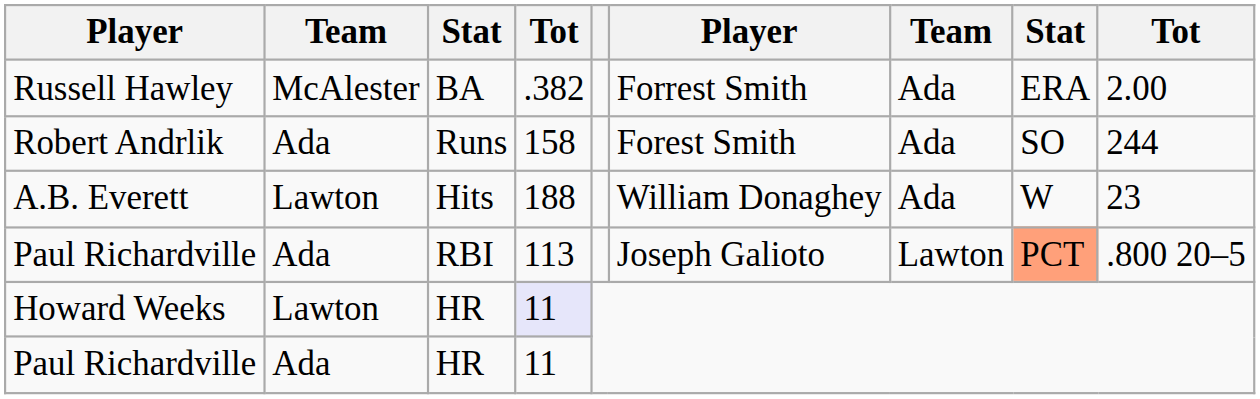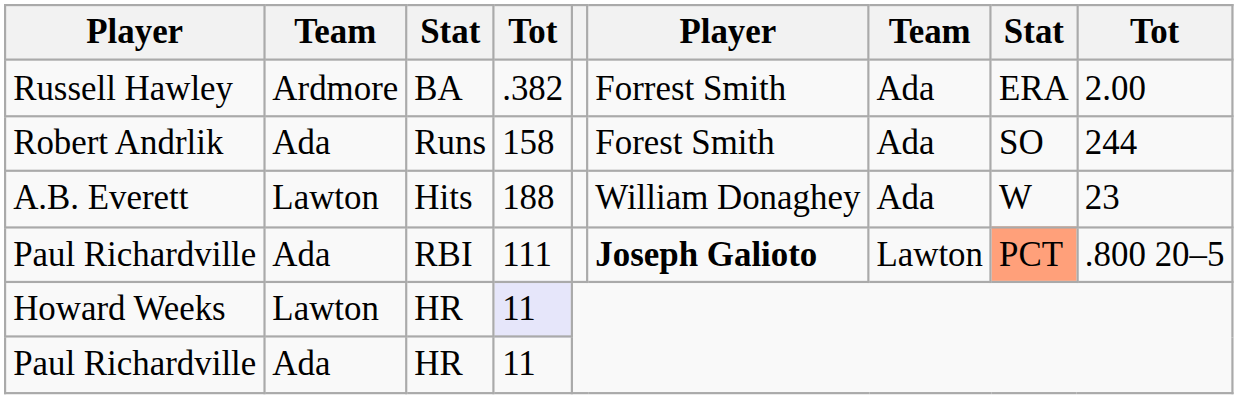(346, 87) McAlester -> (335, 87) Ardmore
(549, 253) 113 -> (527, 253) 111
(721, 253) normal -> (706, 253) bold
